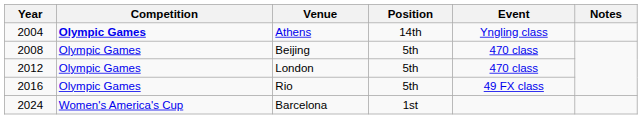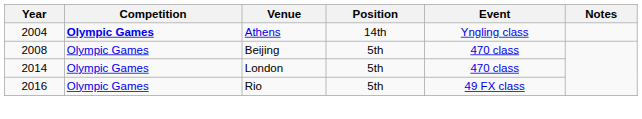(30, 68) 2012 -> (34, 68) 2014
- row: (301, 105)
